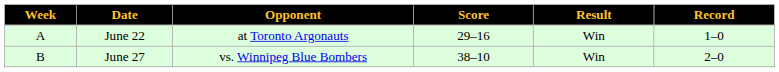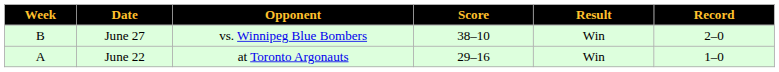rows swapped: (125, 35) <-> (125, 56)
